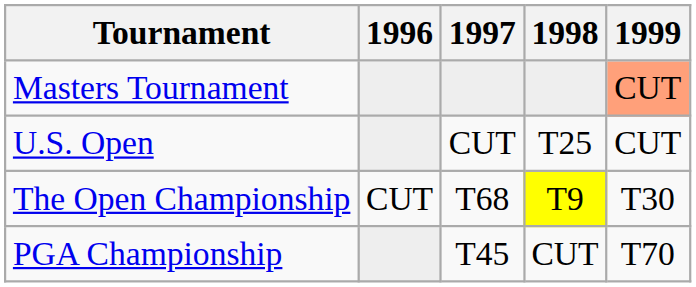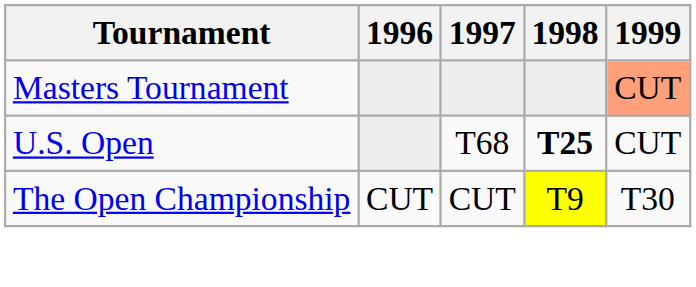(482, 143) CUT -> (482, 143) T68
(565, 143) normal -> (565, 143) bold
(482, 198) T68 -> (482, 198) CUT
- row: (148, 253)
